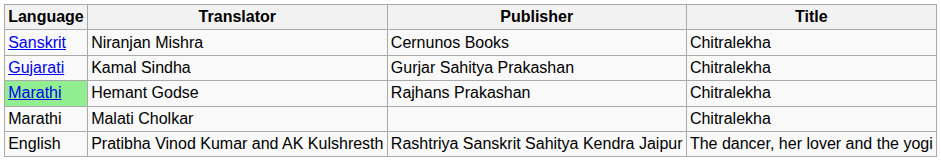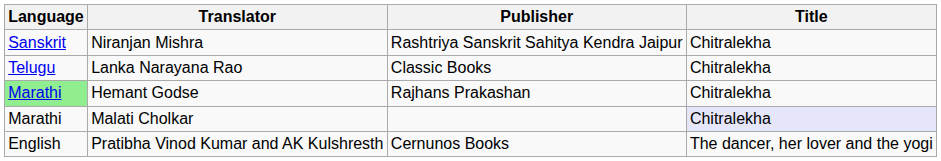(450, 42) Cernunos Books -> (537, 42) Rashtriya Sanskrit Sahitya Kendra Jaipur
- row: (141, 67)
+ row: (167, 67)
(730, 118) no background -> (730, 118) lavender background
(537, 144) Rashtriya Sanskrit Sahitya Kendra Jaipur -> (450, 144) Cernunos Books
